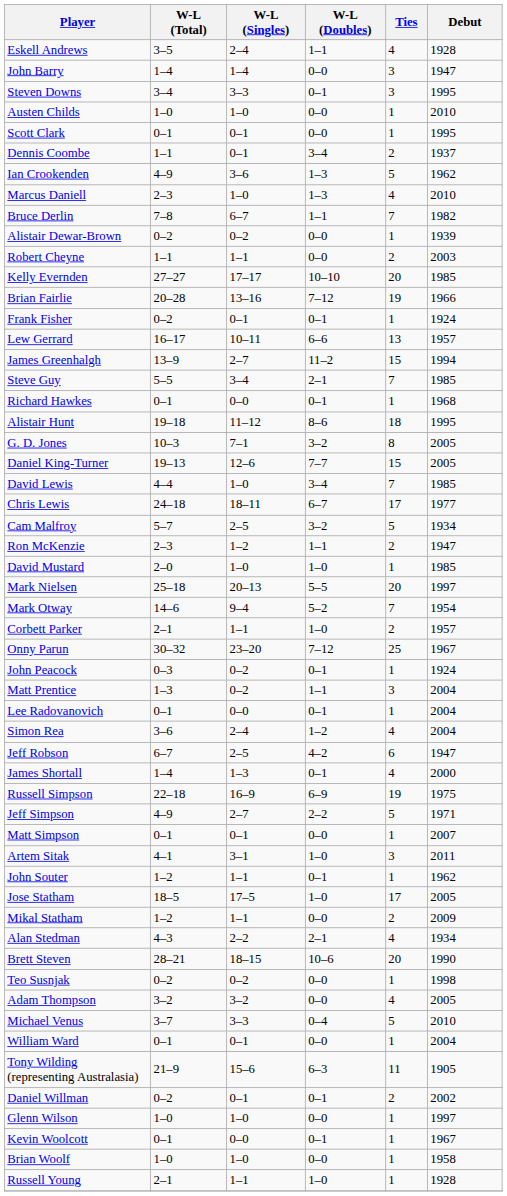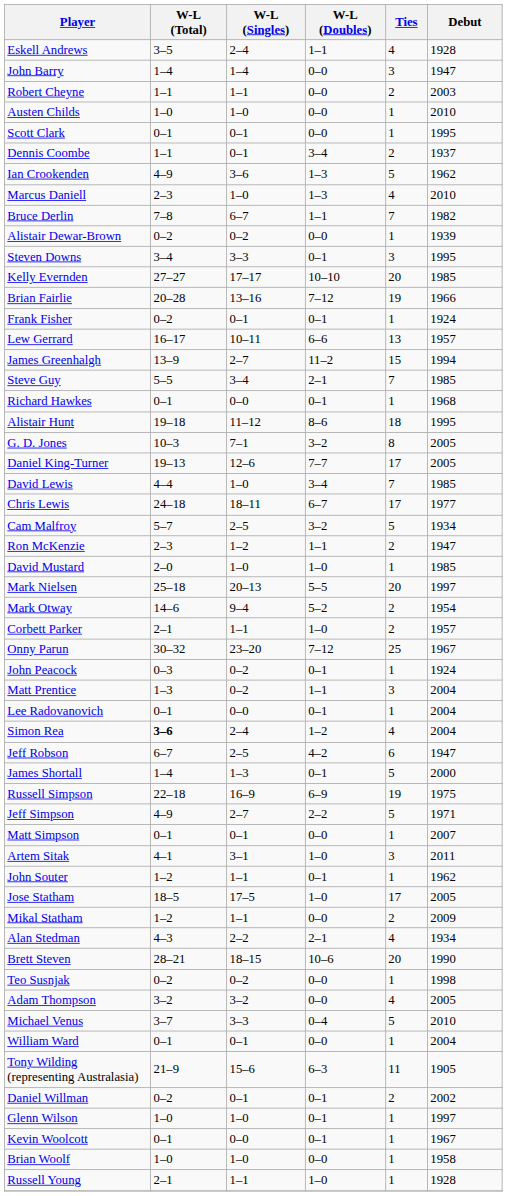rows swapped: (46, 256) <-> (44, 91)
(395, 462) 15 -> (395, 462) 17
(391, 607) 7 -> (391, 607) 2
(163, 731) normal -> (163, 731) bold
(391, 772) 4 -> (391, 772) 5
(318, 1117) 0–0 -> (318, 1117) 0–1
